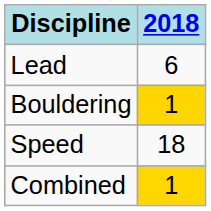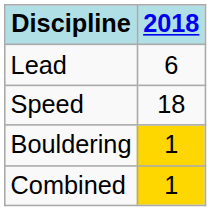rows swapped: (71, 104) <-> (47, 144)
